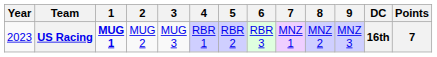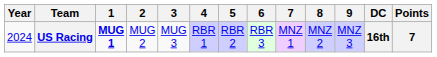(19, 37) 2023 -> (19, 37) 2024
